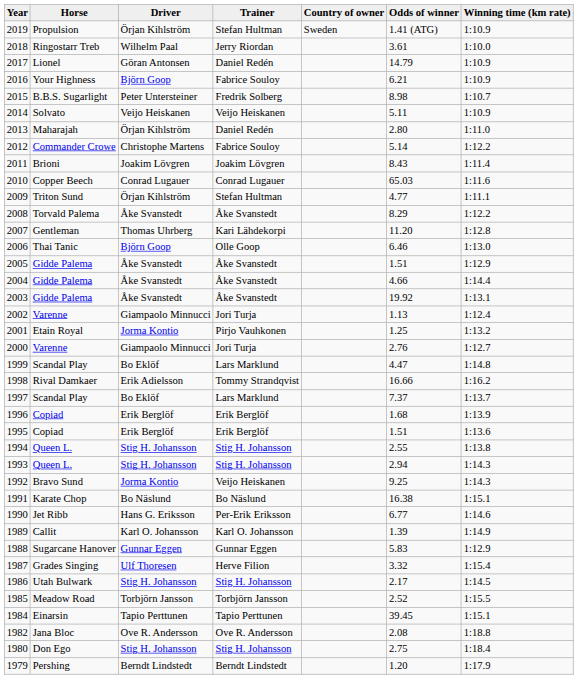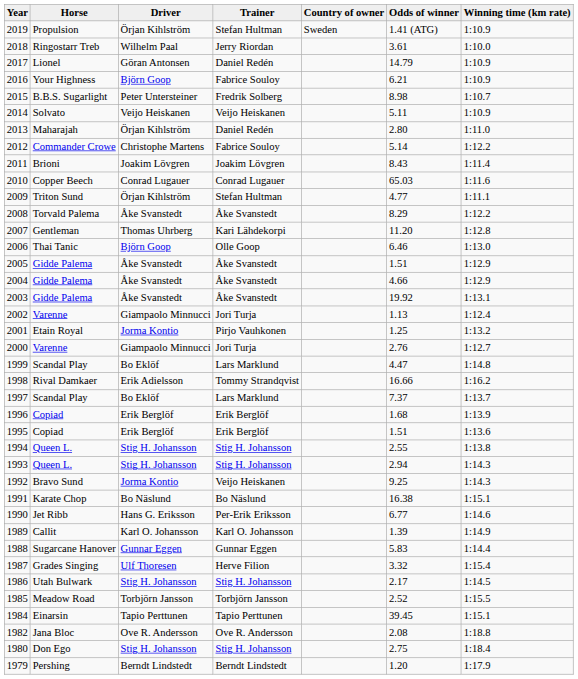(477, 280) 1:14.4 -> (477, 280) 1:12.9
(477, 548) 1:12.9 -> (477, 548) 1:14.4
